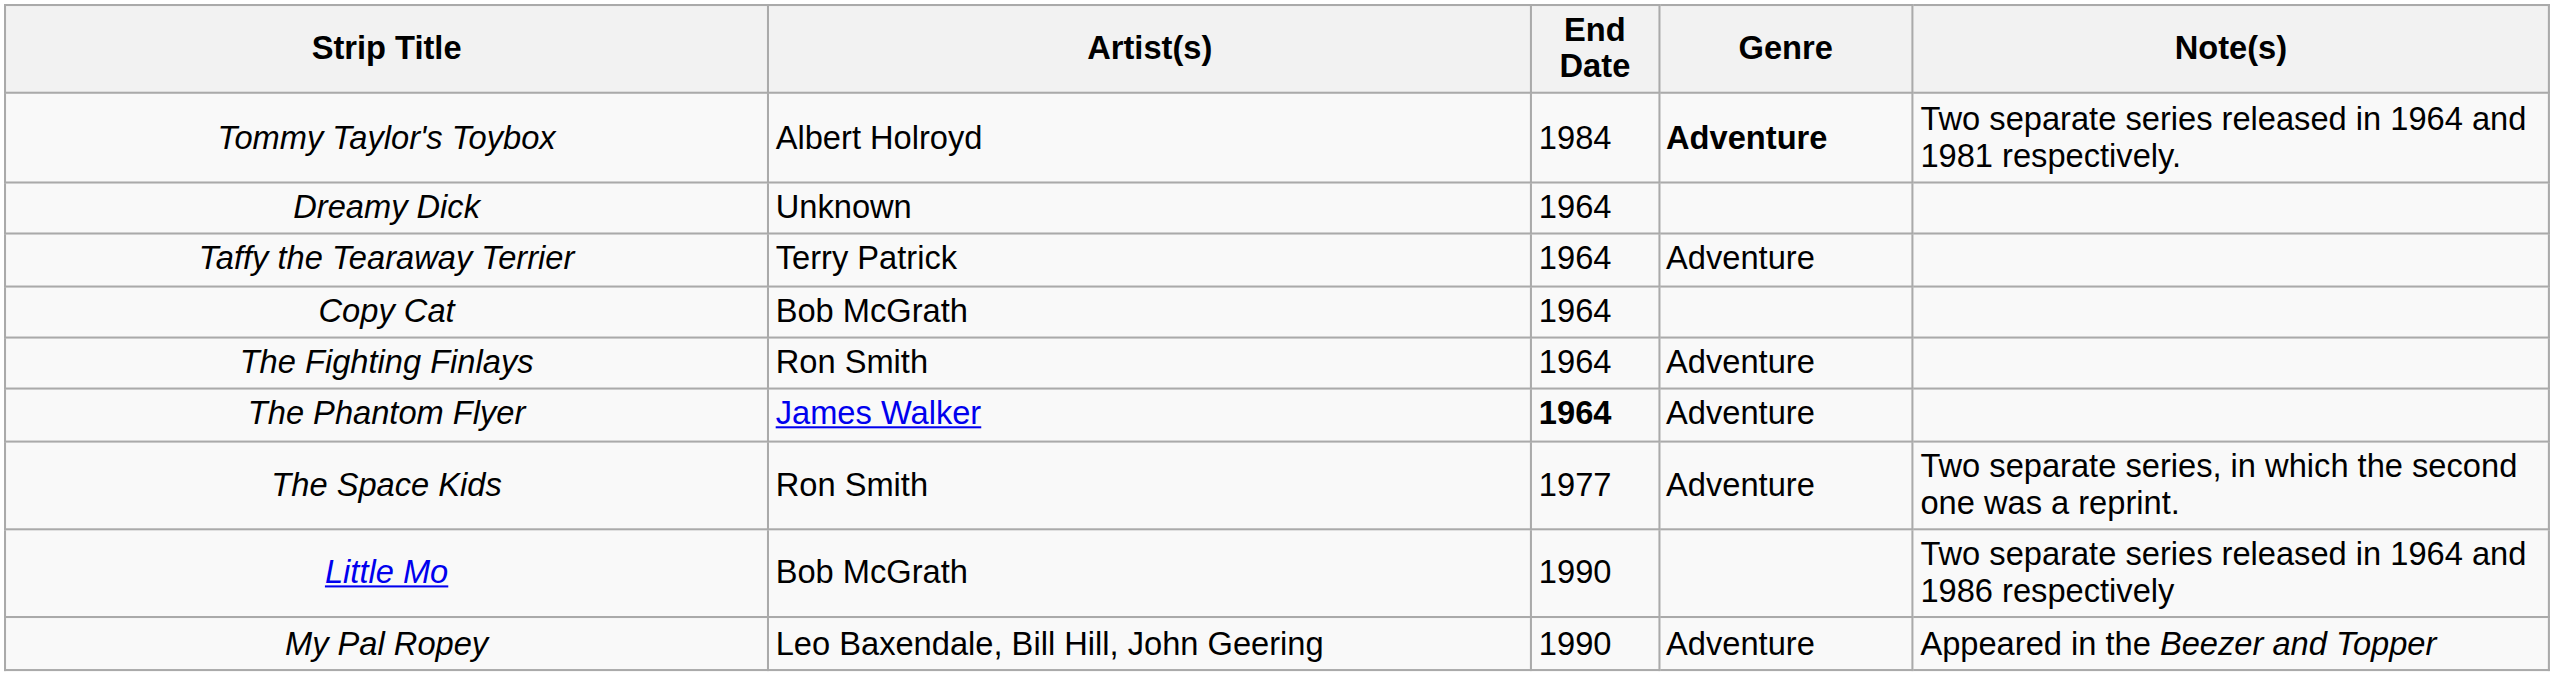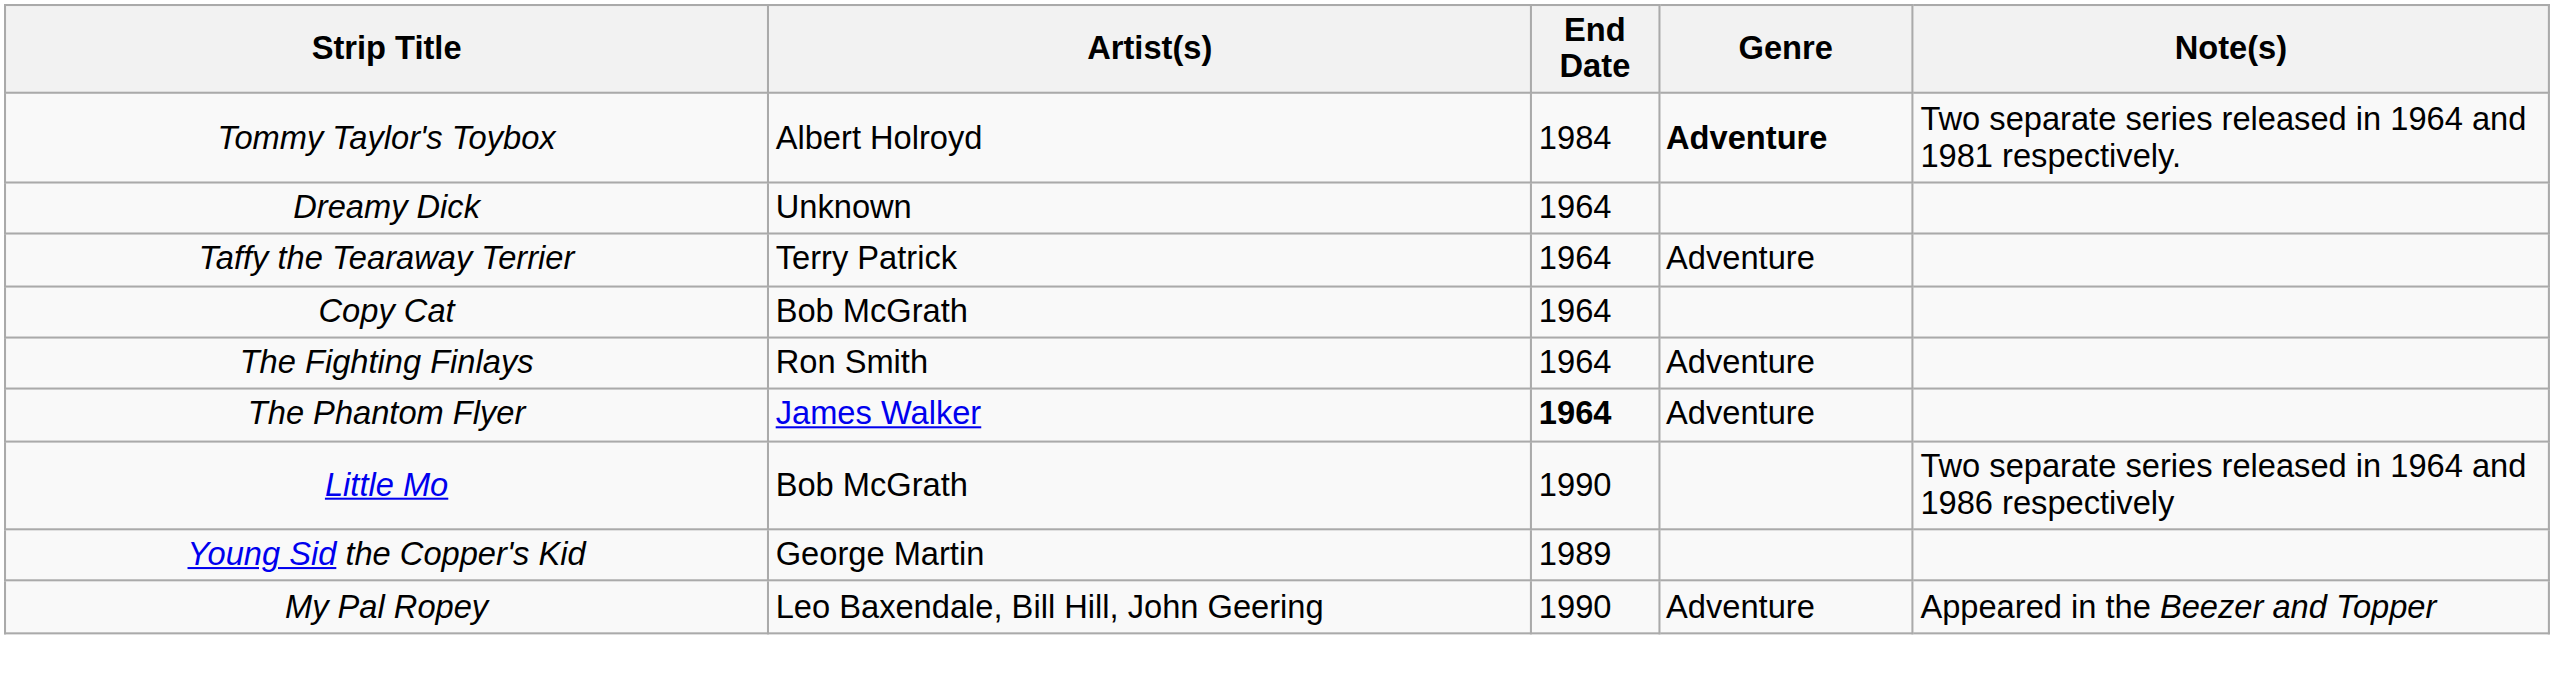- row: (387, 484)
+ row: (387, 554)
